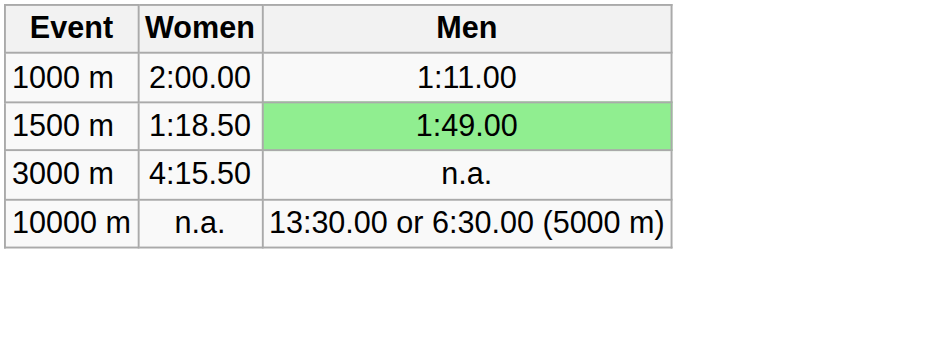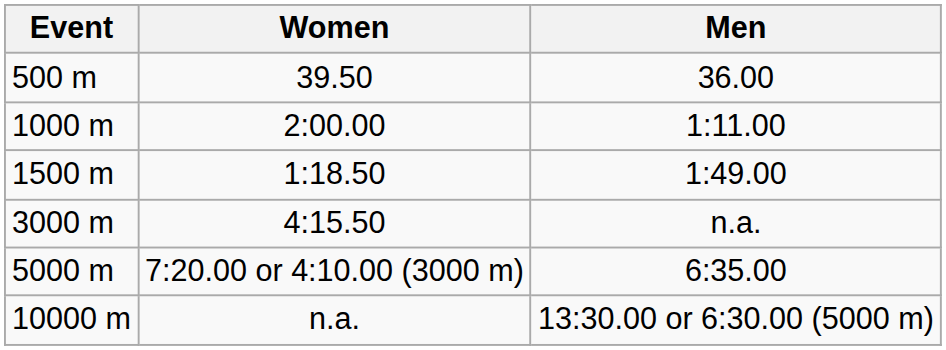+ row: (54, 77)
(467, 125) lightgreen background -> (736, 174) no background
+ row: (63, 271)
